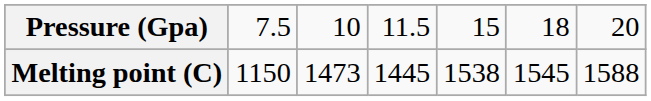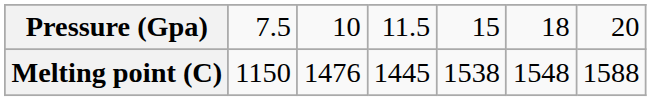(332, 71) 1473 -> (332, 71) 1476
(541, 71) 1545 -> (541, 71) 1548
